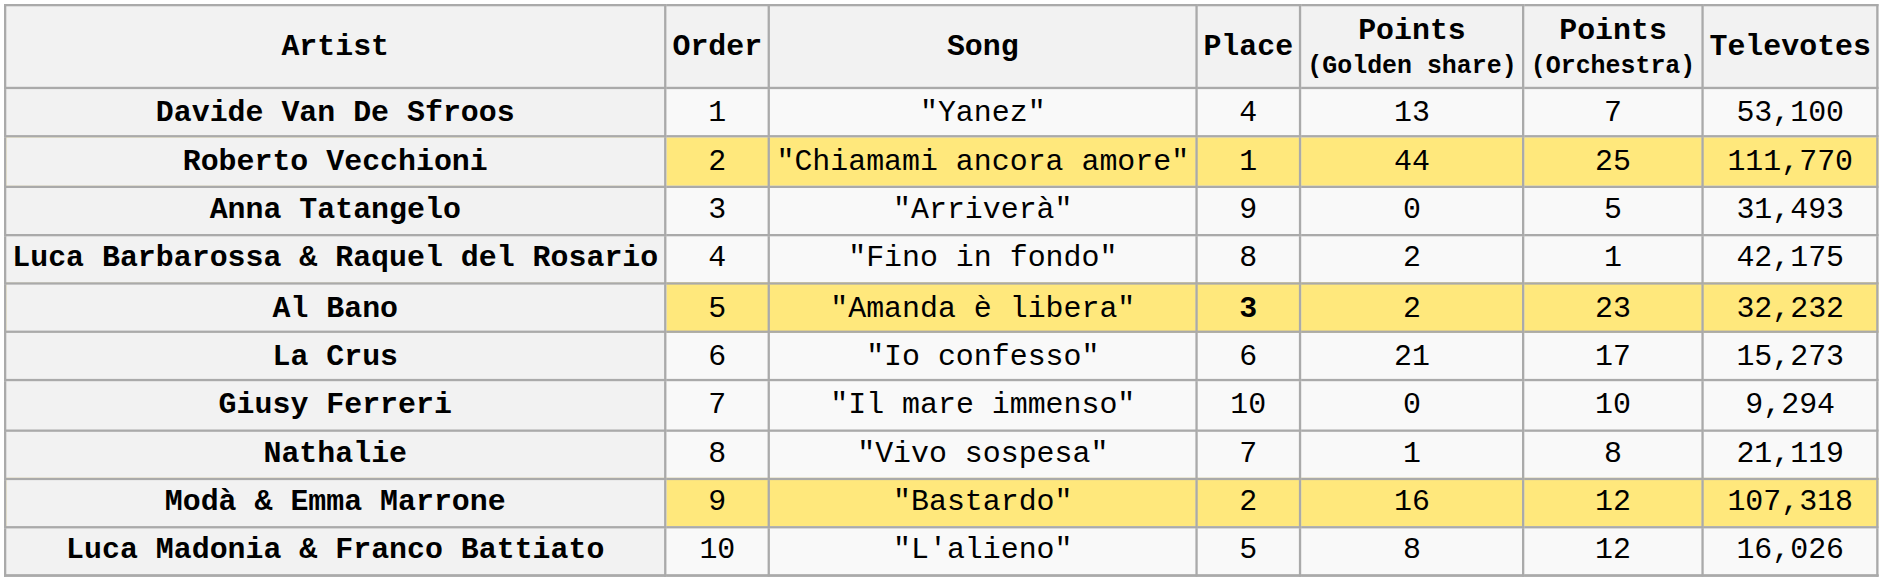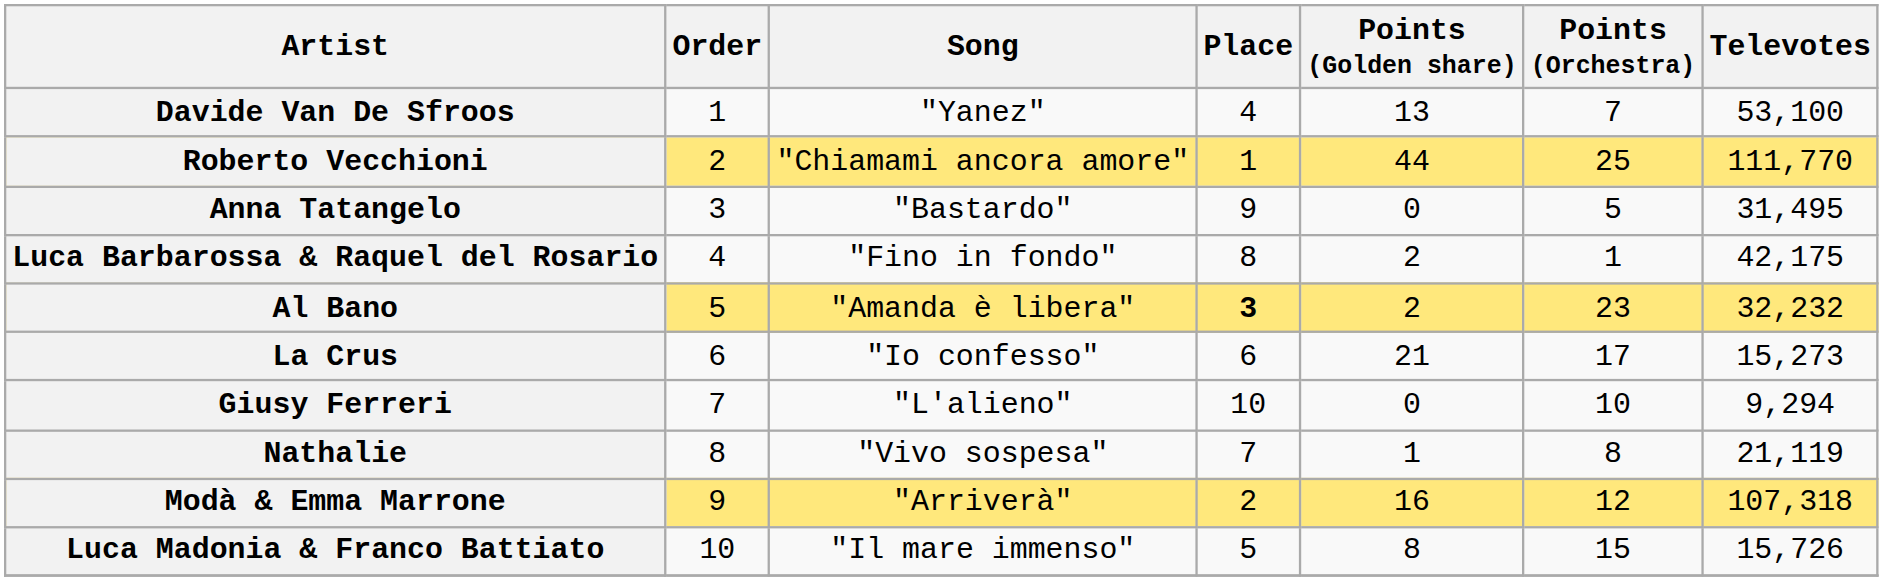(983, 210) "Arriverà" -> (983, 210) "Bastardo"
(1790, 210) 31,493 -> (1790, 210) 31,495
(983, 405) "Il mare immenso" -> (983, 405) "L'alieno"
(983, 503) "Bastardo" -> (983, 503) "Arriverà"
(983, 551) "L'alieno" -> (983, 551) "Il mare immenso"
(1613, 551) 12 -> (1613, 551) 15
(1790, 551) 16,026 -> (1790, 551) 15,726
